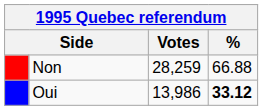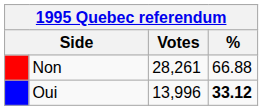(177, 68) 28,259 -> (177, 68) 28,261
(177, 93) 13,986 -> (177, 93) 13,996
